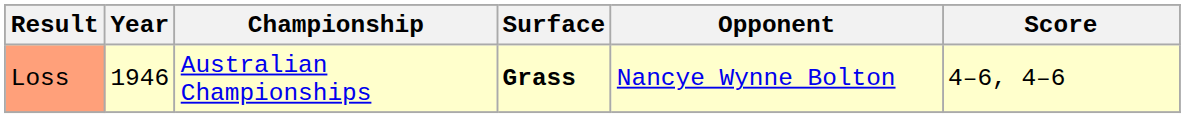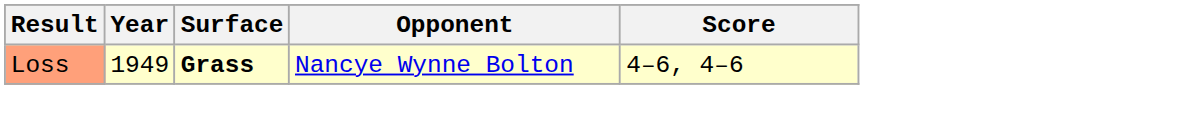- column: (336, 25)
(140, 79) 1946 -> (140, 65) 1949
